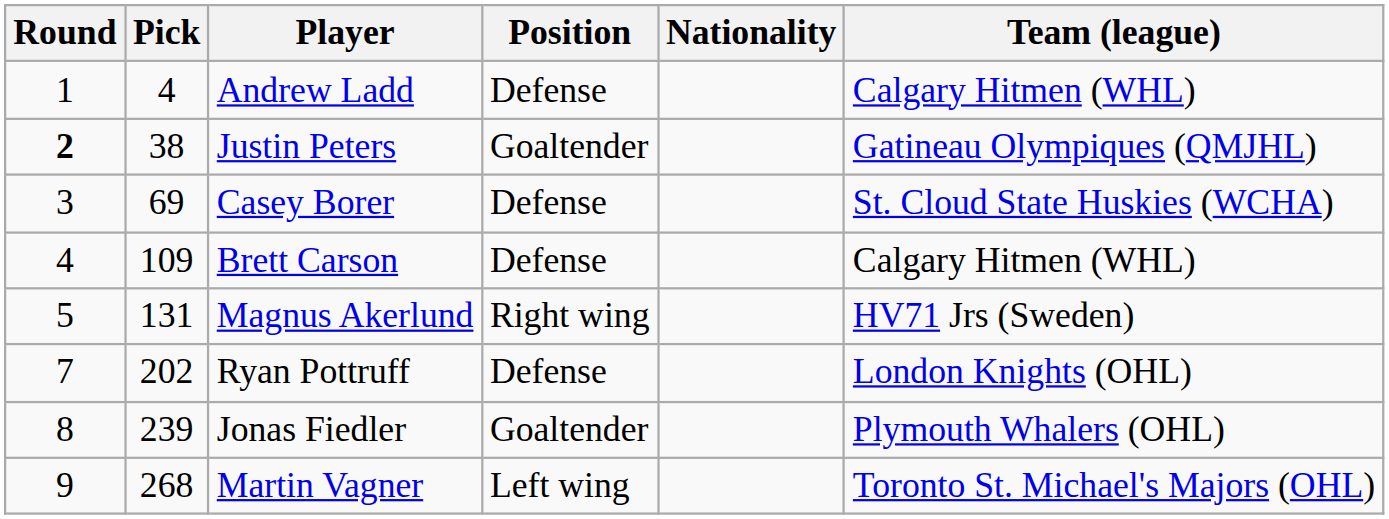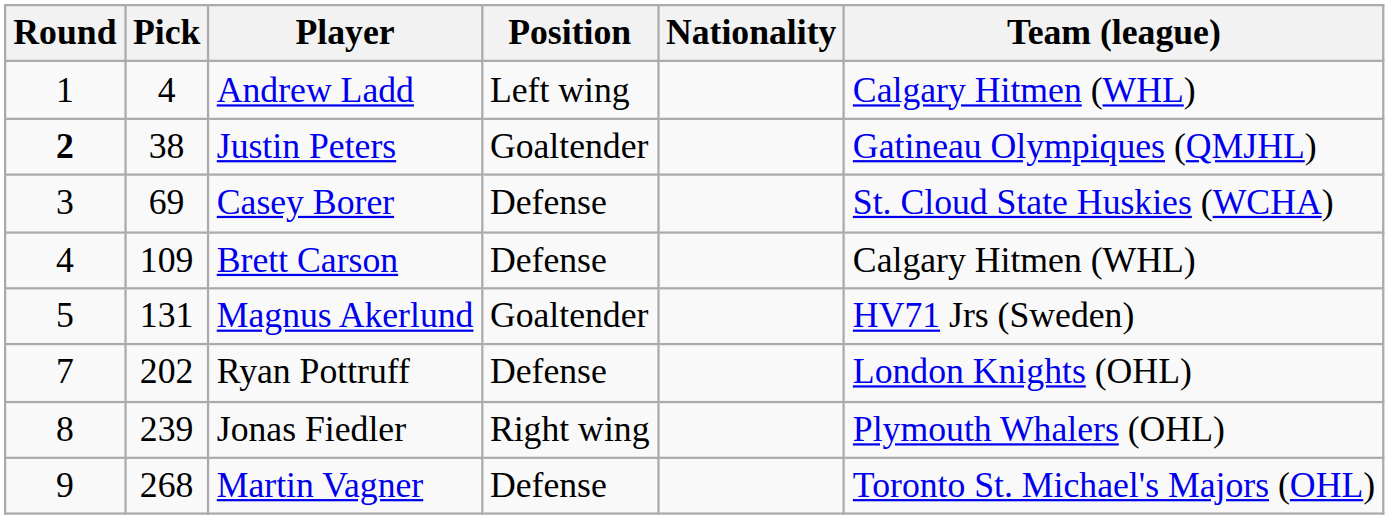(548, 89) Defense -> (560, 89) Left wing
(570, 315) Right wing -> (569, 315) Goaltender
(569, 428) Goaltender -> (570, 428) Right wing
(560, 485) Left wing -> (548, 485) Defense
